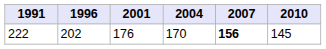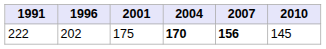(123, 34) 176 -> (123, 34) 175
(176, 34) normal -> (176, 34) bold
